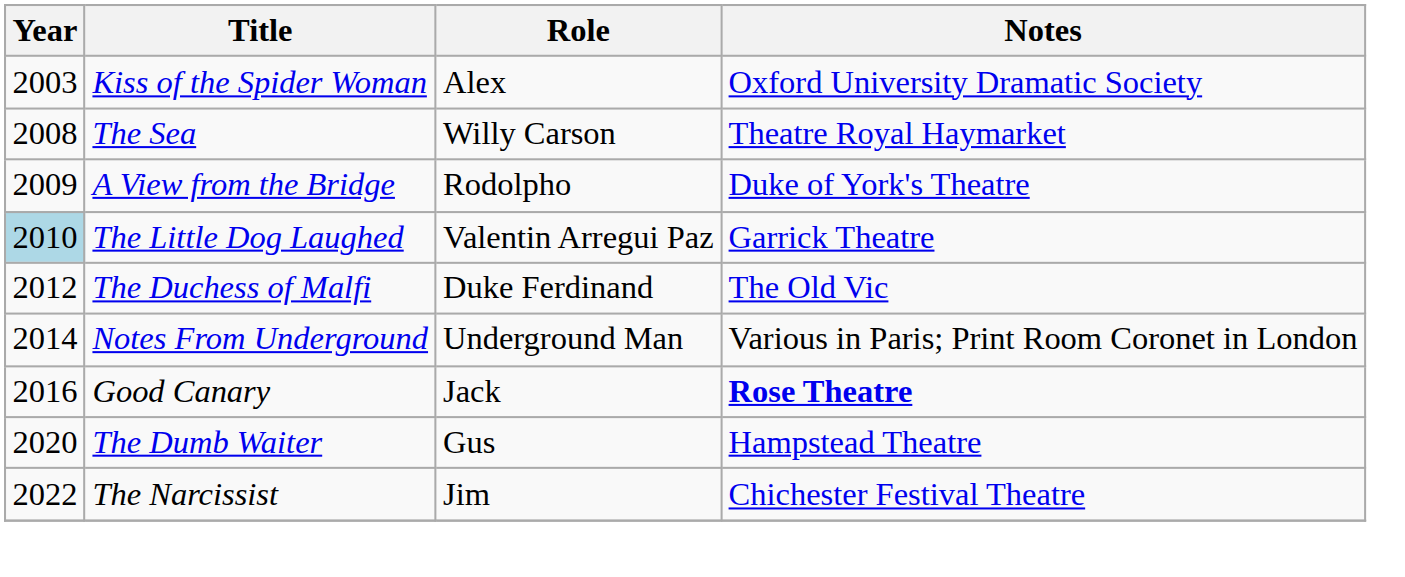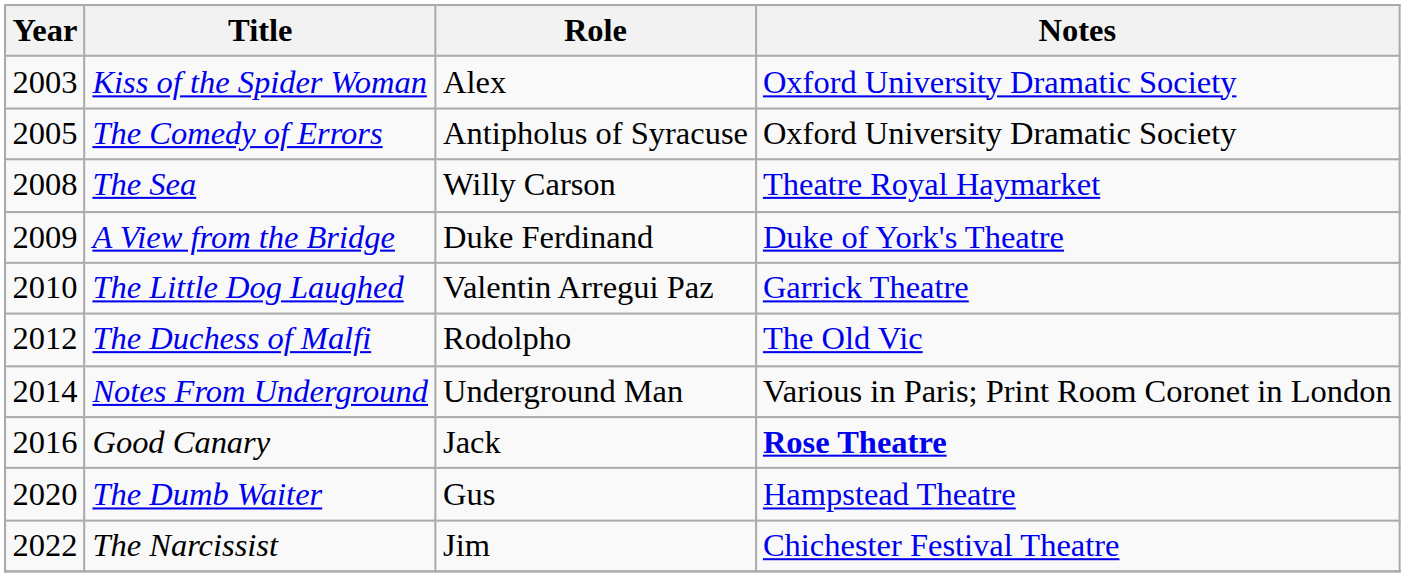+ row: (238, 133)
(507, 184) Rodolpho -> (548, 236) Duke Ferdinand
(45, 236) lightblue background -> (45, 287) no background
(548, 287) Duke Ferdinand -> (507, 339) Rodolpho
